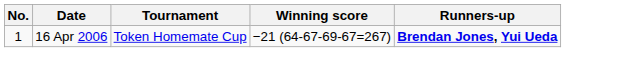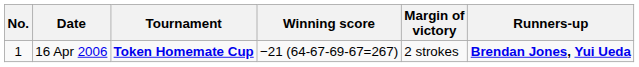+ column: (434, 23)
(180, 36) normal -> (184, 51) bold
